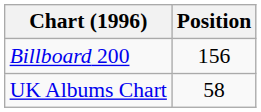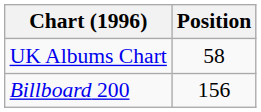rows swapped: (88, 90) <-> (70, 55)
